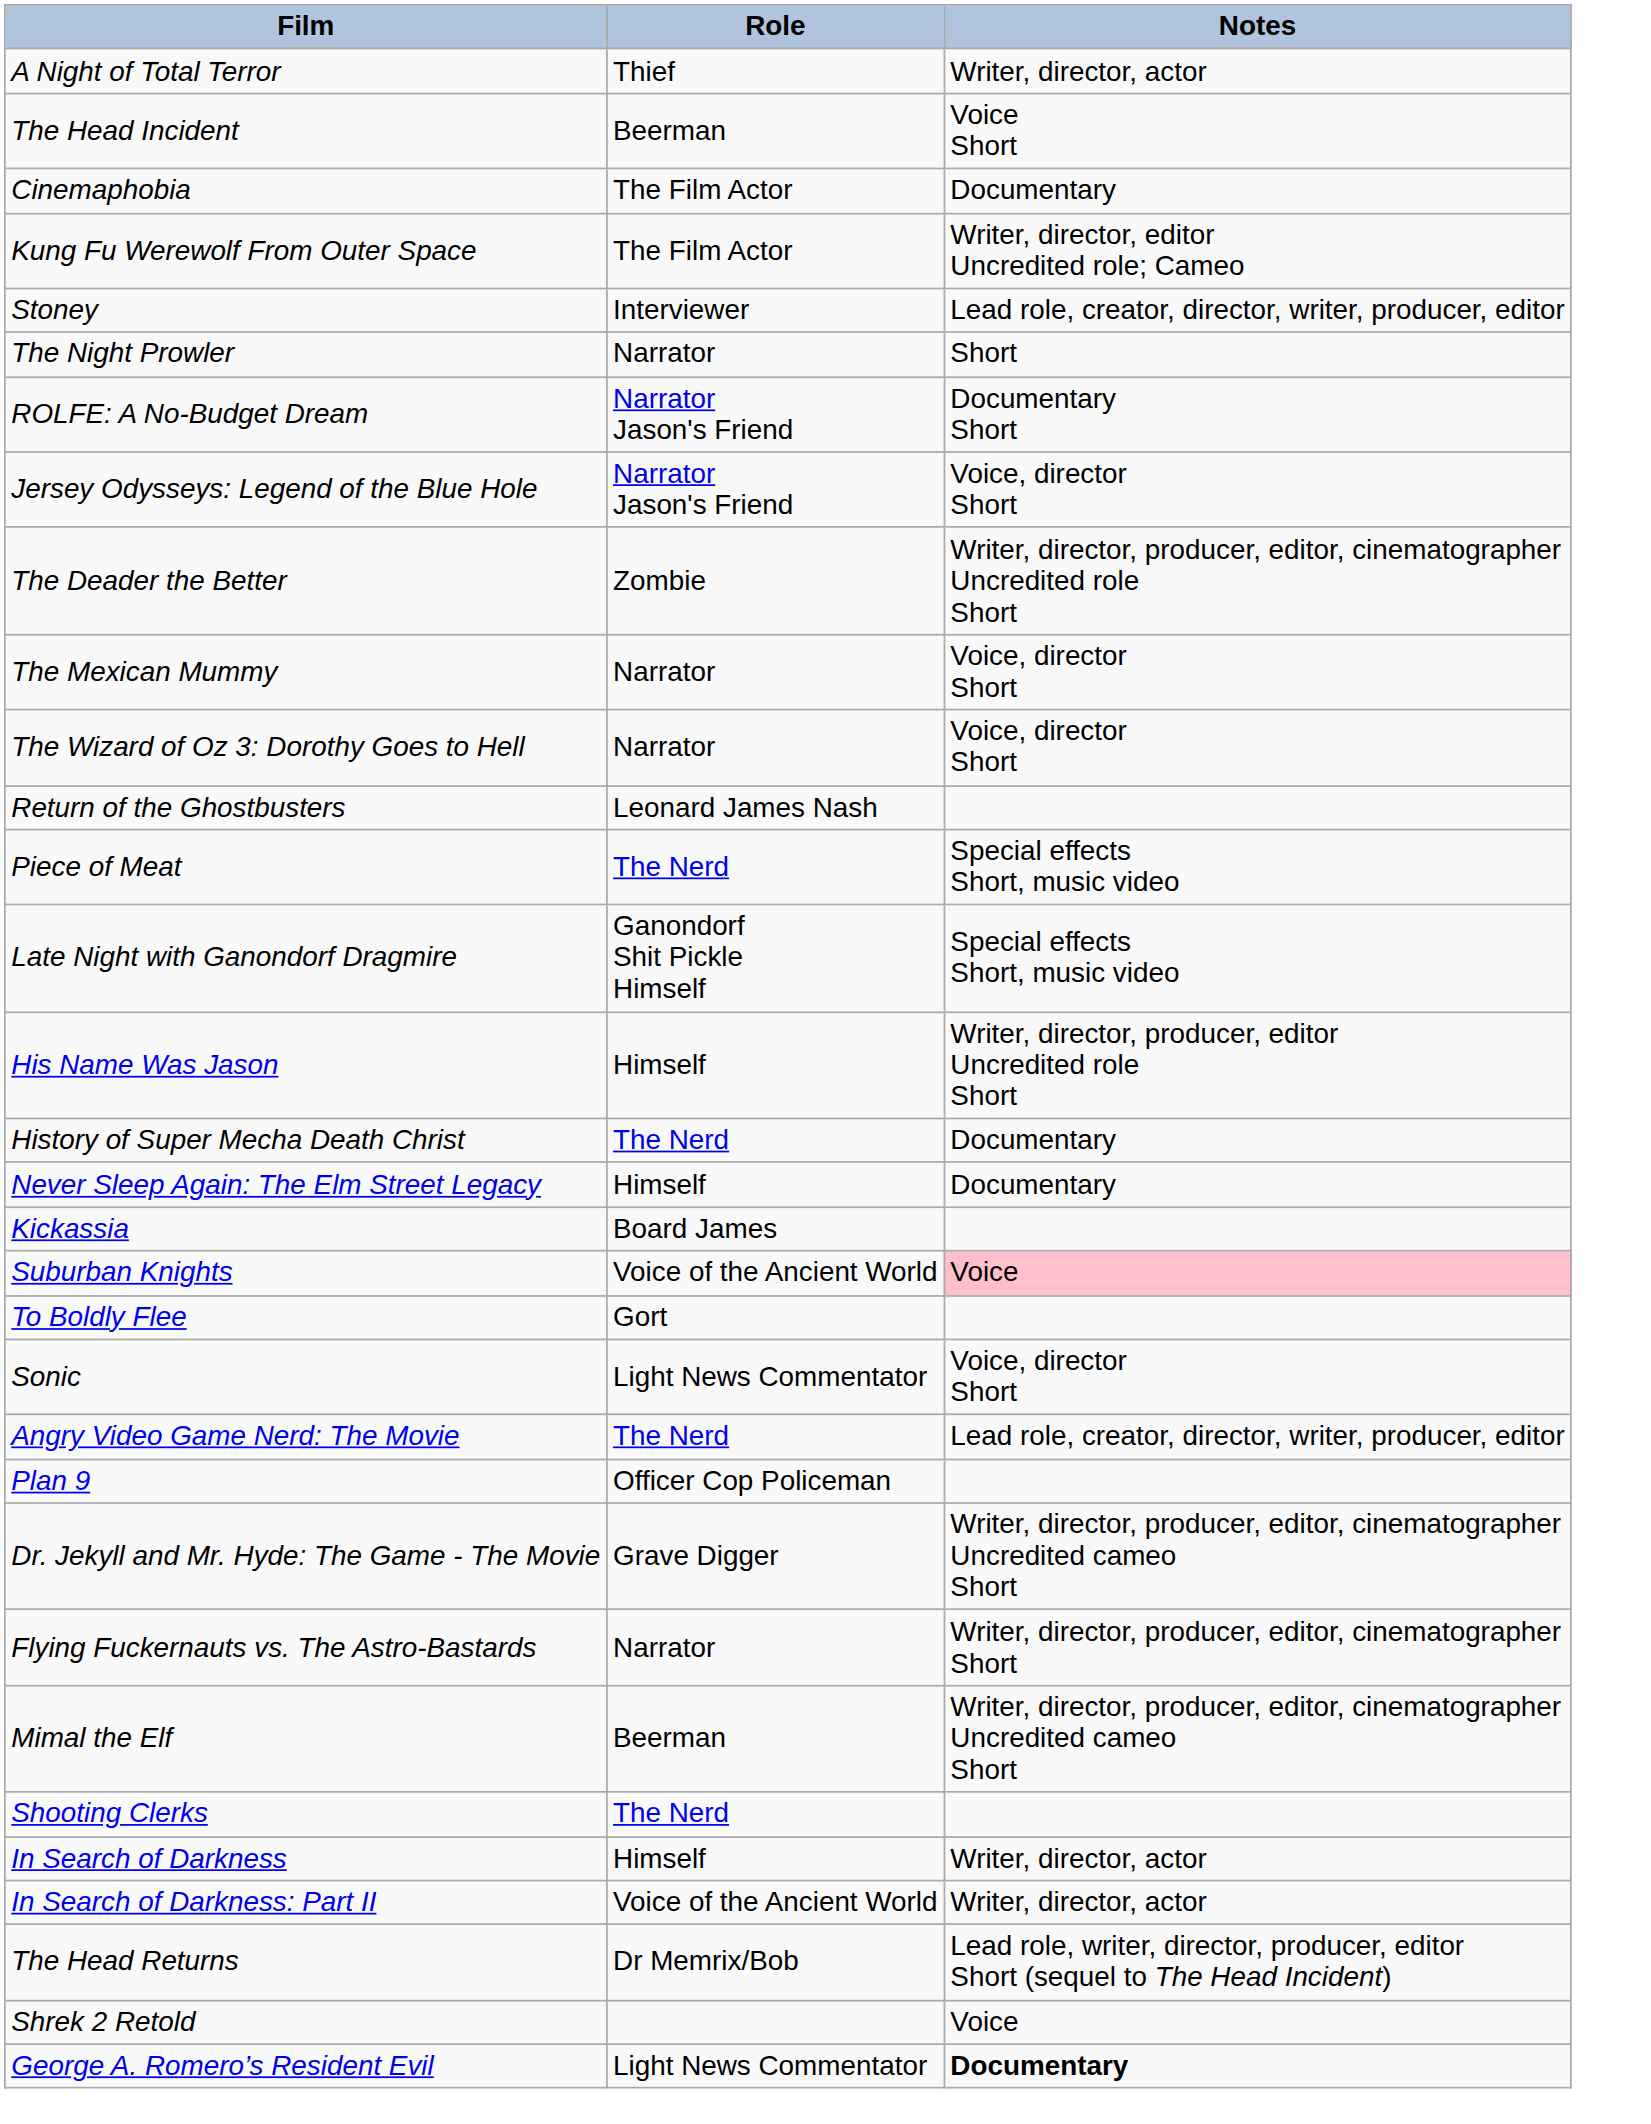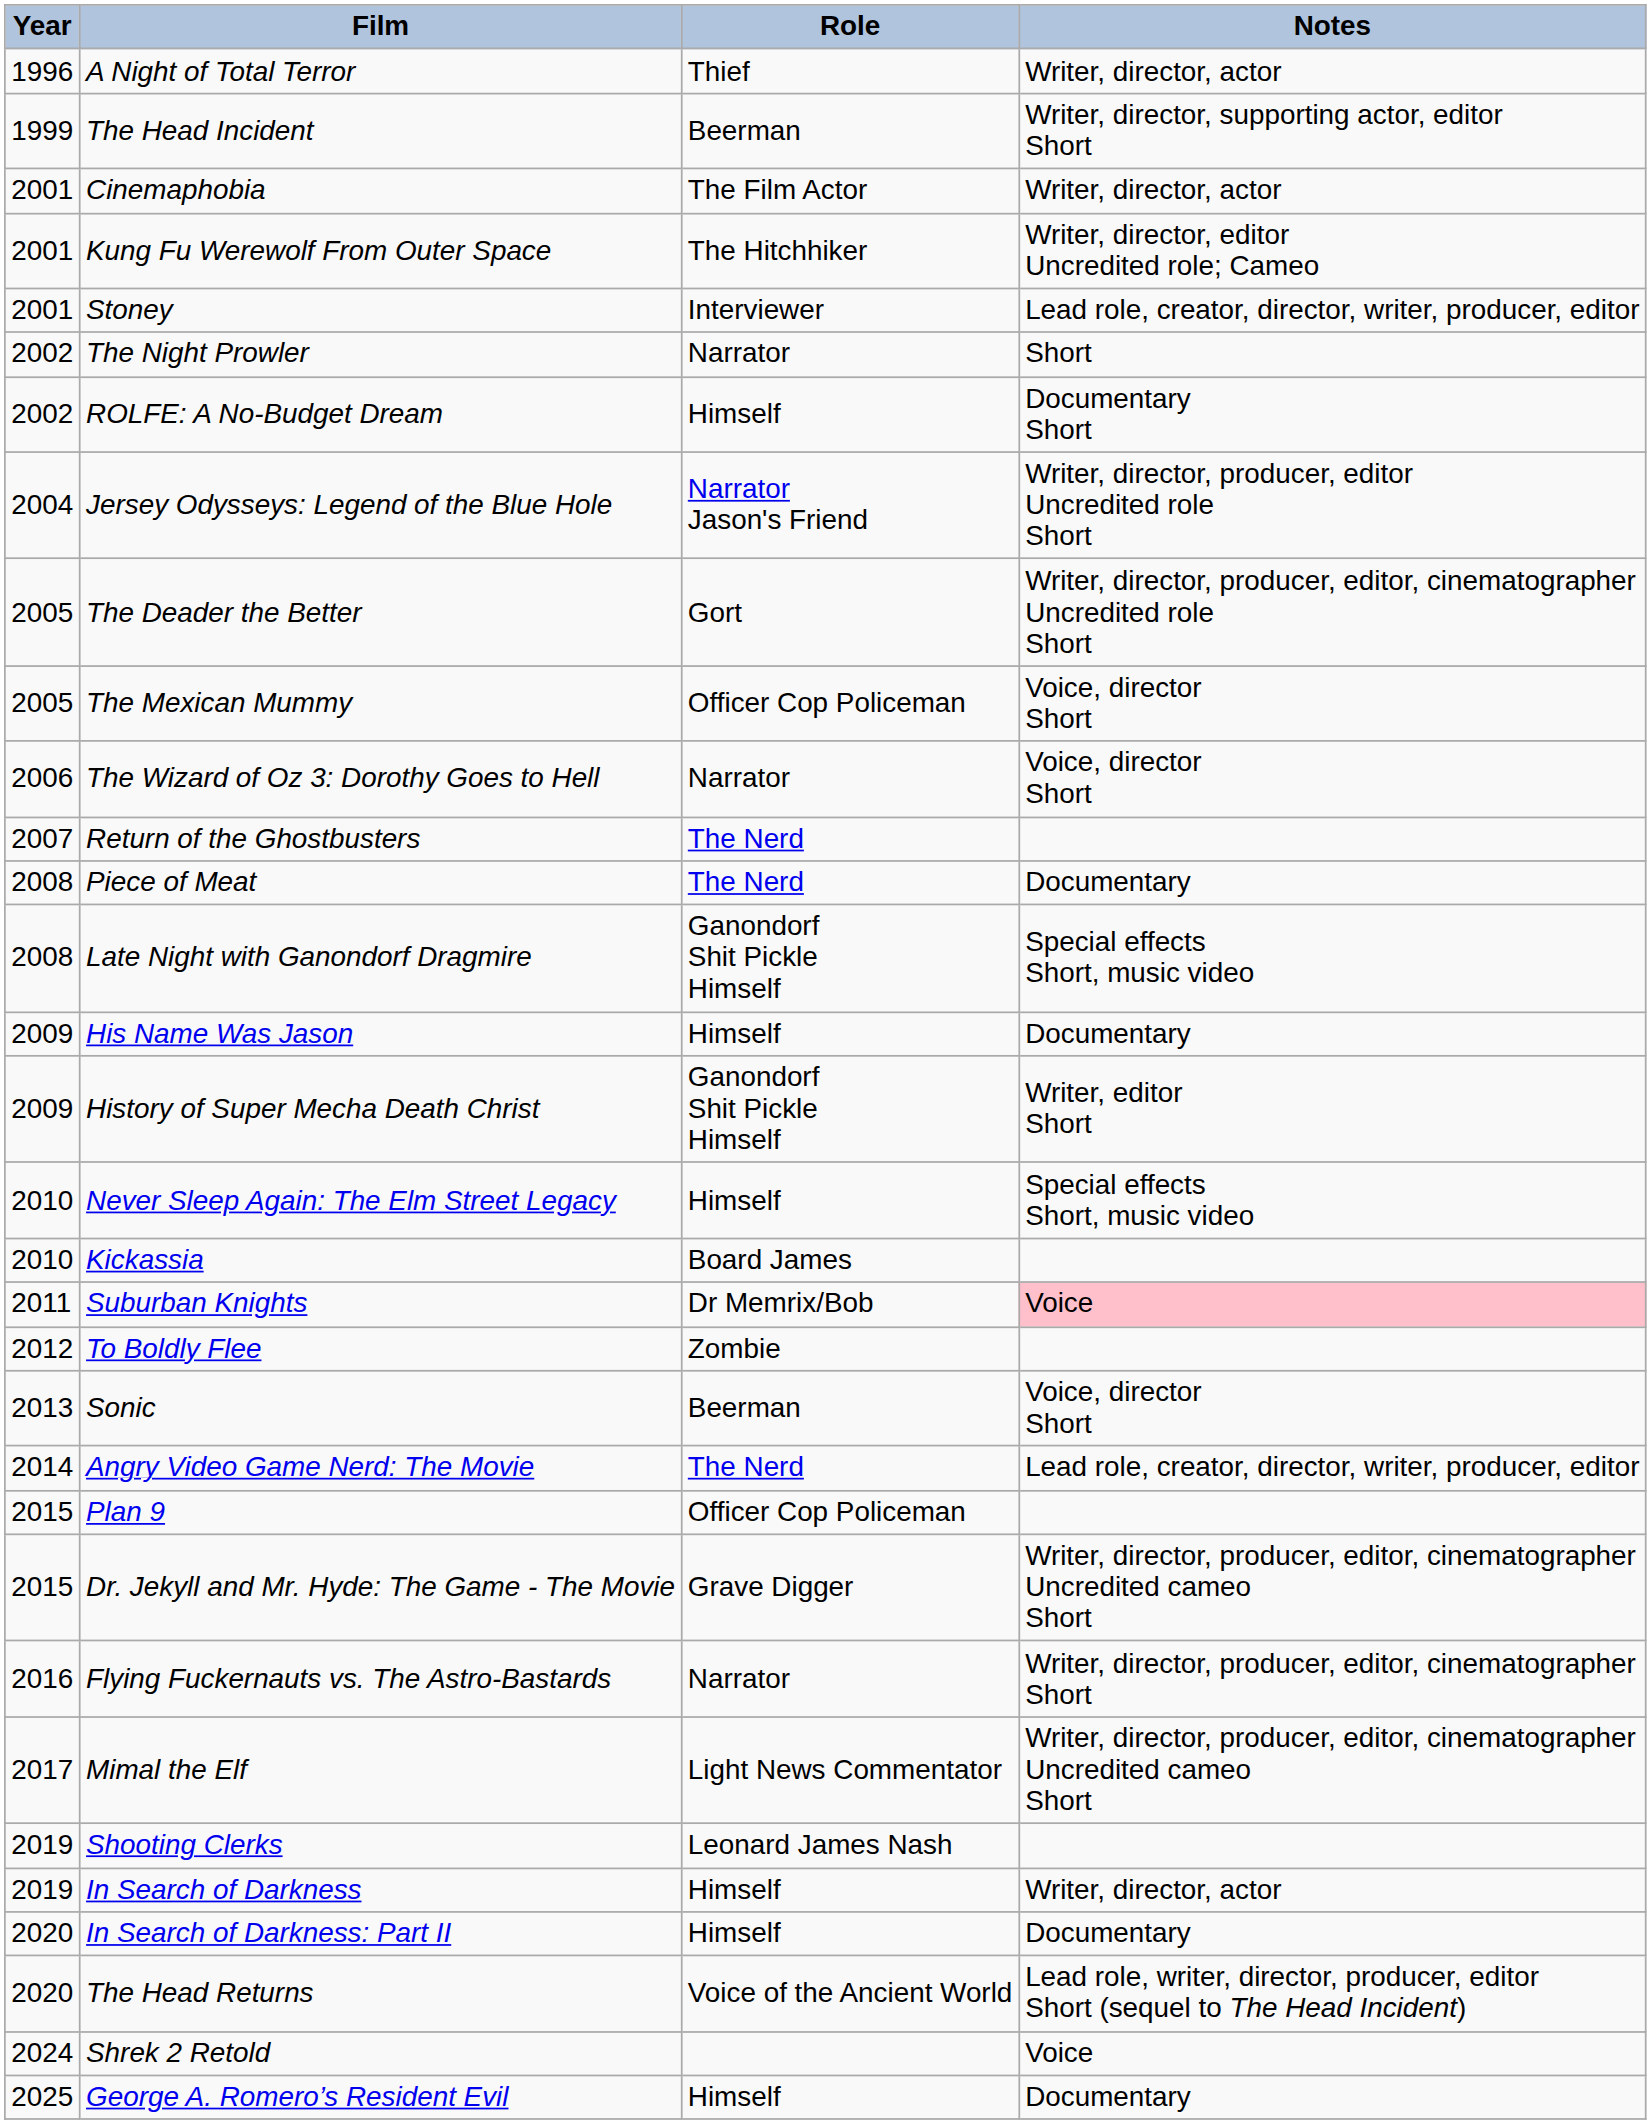+ column: (42, 26)
(984, 130) Voice Short -> (1264, 130) Writer, director, supporting actor, editor Short
(1033, 190) Documentary -> (1153, 190) Writer, director, actor
(703, 250) The Film Actor -> (778, 250) The Hitchhiker
(703, 413) Narrator Jason's Friend -> (734, 413) Himself
(1039, 489) Voice, director Short -> (1219, 505) Writer, director, producer, editor Uncredited role Short
(659, 580) Zombie -> (715, 611) Gort
(664, 671) Narrator -> (827, 703) Officer Cop Policeman
(745, 806) Leonard James Nash -> (746, 838) The Nerd
(1065, 866) Special effects Short, music video -> (1108, 882) Documentary
(1144, 1064) Writer, director, producer, editor Uncredited role Short -> (1108, 1033) Documentary
(671, 1140) The Nerd -> (754, 1108) Ganondorf Shit Pickle Himself
(1033, 1140) Documentary -> (1104, 1108) Writer, editor Short
(1033, 1184) Documentary -> (1140, 1199) Special effects Short, music video
(775, 1272) Voice of the Ancient World -> (781, 1303) Dr Memrix/Bob
(640, 1316) Gort -> (734, 1348) Zombie
(770, 1376) Light News Commentator -> (744, 1407) Beerman
(670, 1738) Beerman -> (845, 1769) Light News Commentator
(671, 1813) The Nerd -> (820, 1845) Leonard James Nash
(775, 1902) Voice of the Ancient World -> (734, 1933) Himself
(1079, 1902) Writer, director, actor -> (1108, 1933) Documentary
(706, 1961) Dr Memrix/Bob -> (850, 1993) Voice of the Ancient World
(770, 2065) Light News Commentator -> (734, 2097) Himself
(1039, 2065) bold -> (1108, 2097) normal
